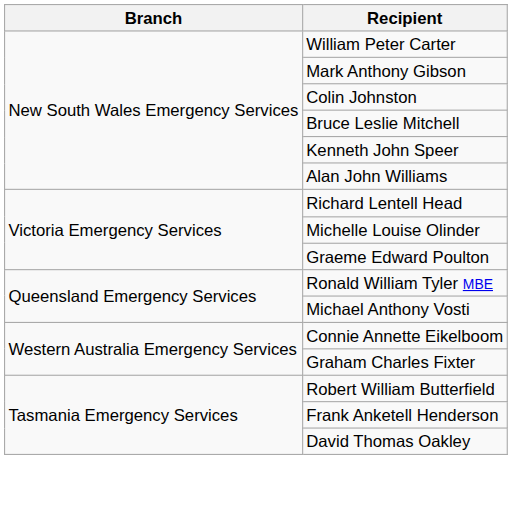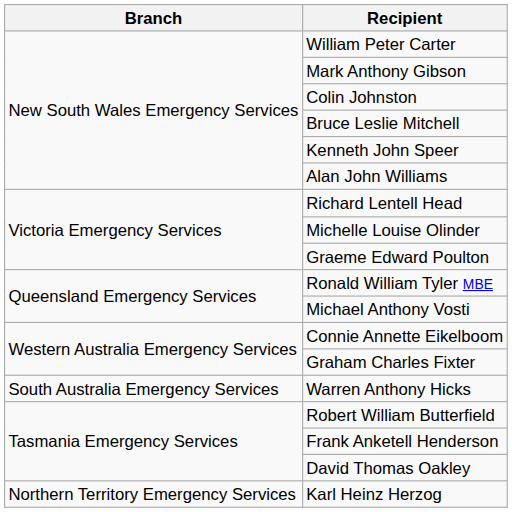+ row: (389, 389)
+ row: (374, 494)
